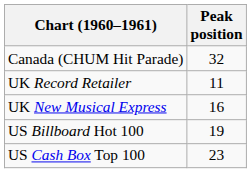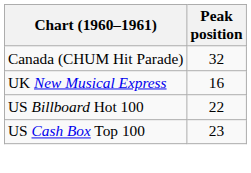- row: (70, 82)
(216, 131) 19 -> (216, 107) 22
